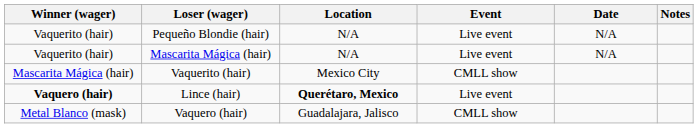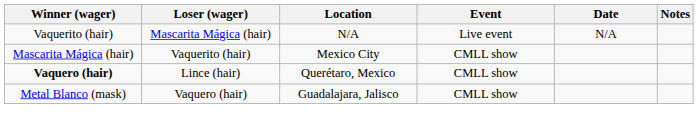- row: (211, 34)
(348, 93) bold -> (348, 73) normal
(486, 93) Live event -> (486, 73) CMLL show
